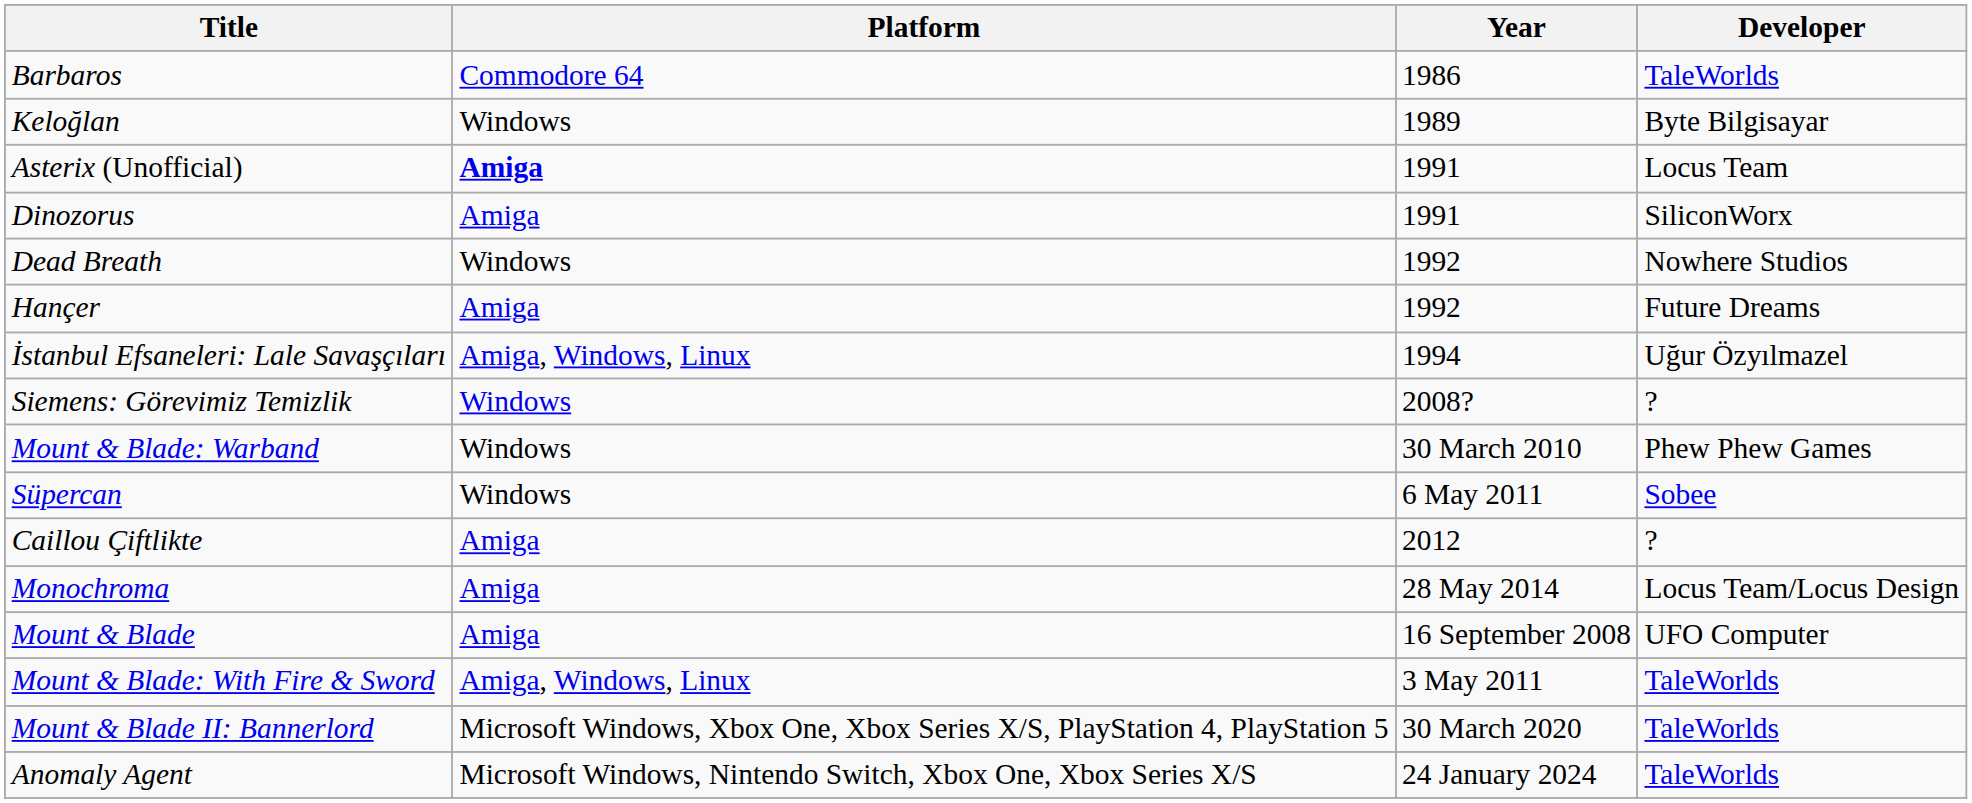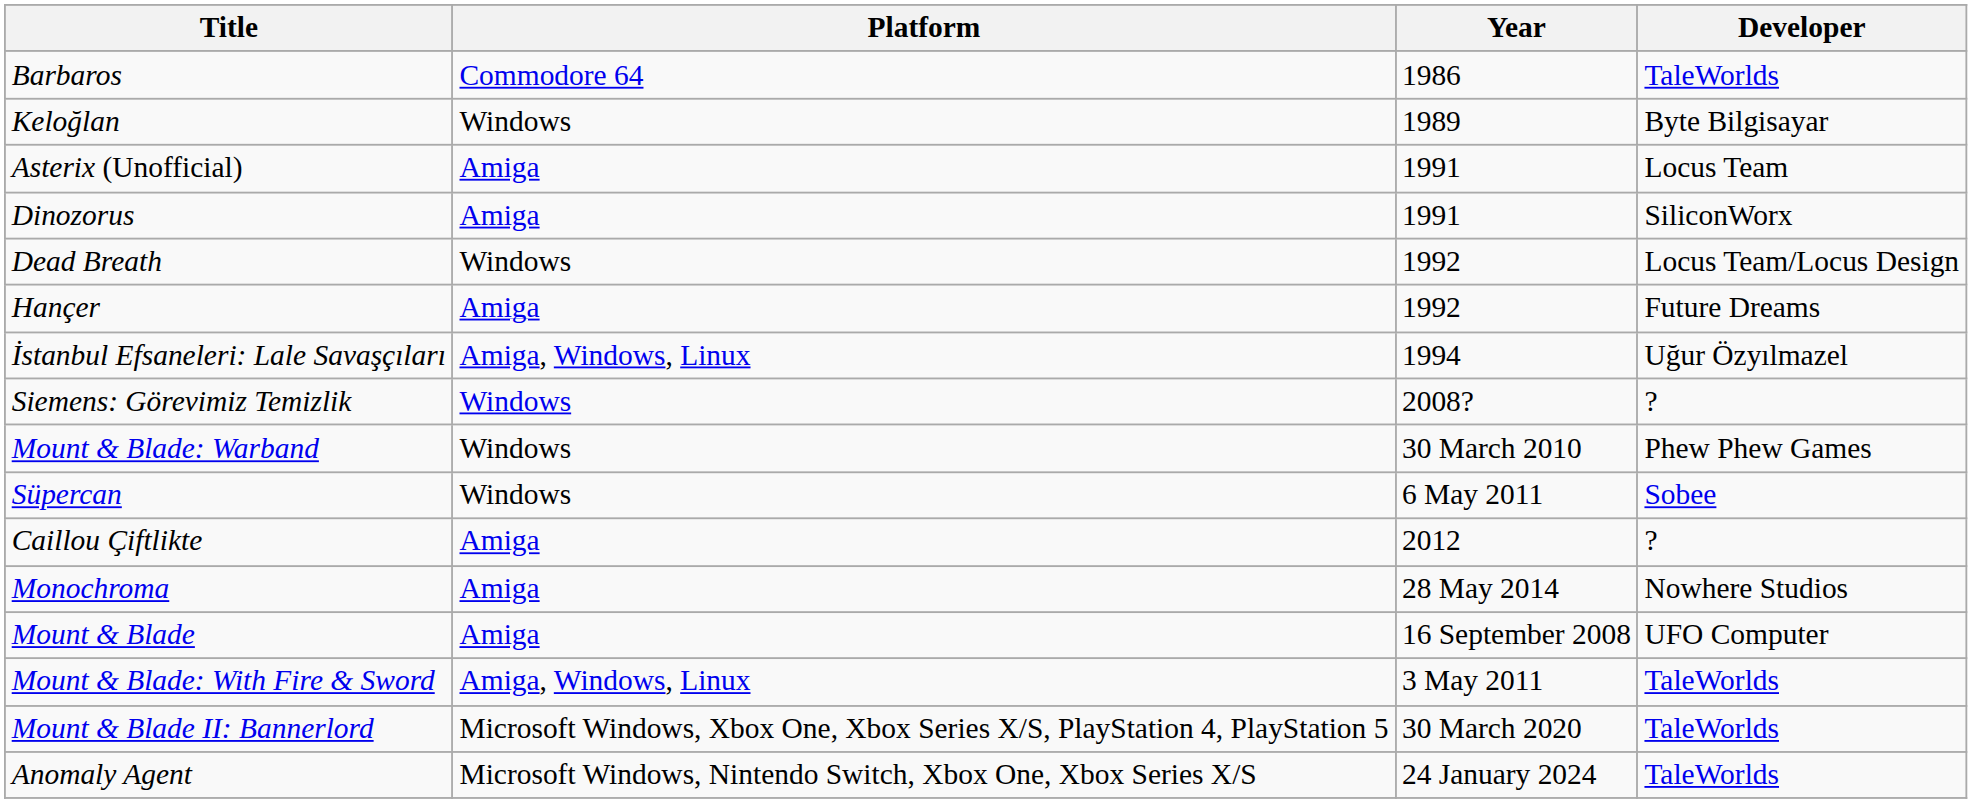(501, 167) bold -> (500, 167) normal
(1746, 261) Nowhere Studios -> (1802, 261) Locus Team/Locus Design
(1802, 588) Locus Team/Locus Design -> (1746, 588) Nowhere Studios
